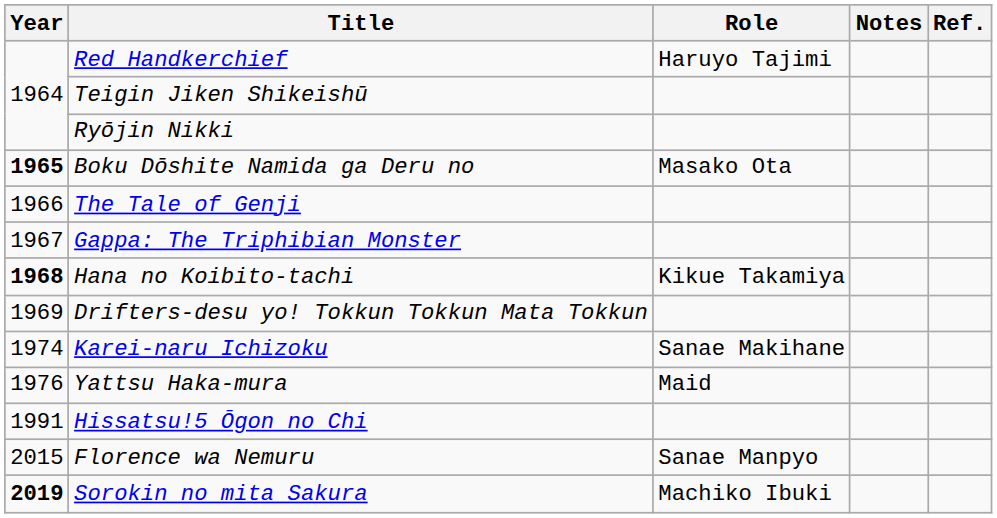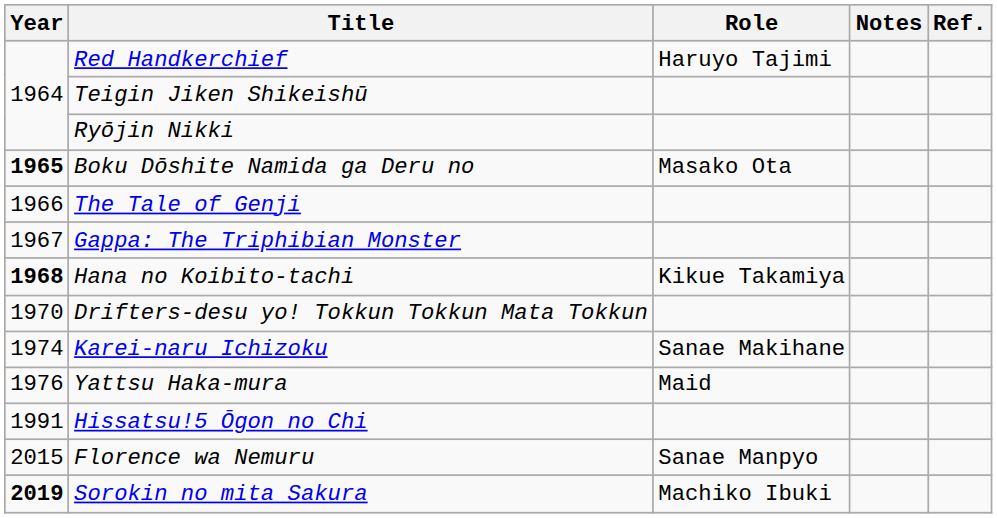(37, 313) 1969 -> (37, 313) 1970
